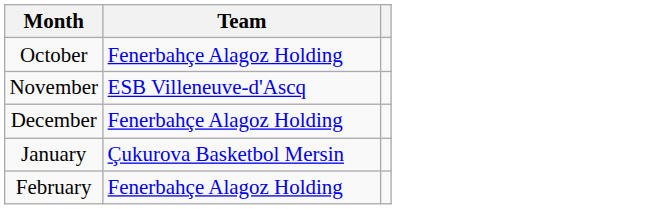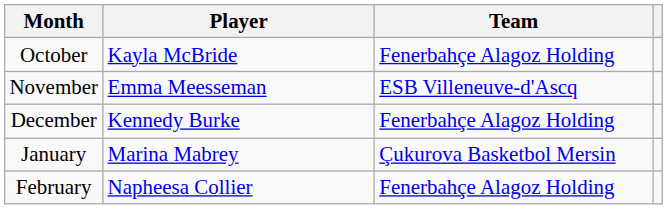+ column: (239, 21)
